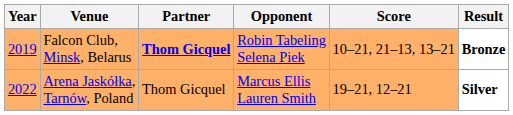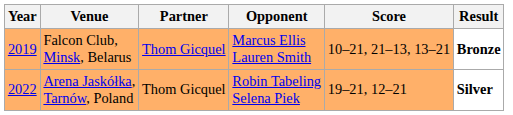(186, 49) bold -> (184, 49) normal
(282, 49) Robin Tabeling Selena Piek -> (272, 49) Marcus Ellis Lauren Smith
(277, 89) Marcus Ellis Lauren Smith -> (277, 89) Robin Tabeling Selena Piek
